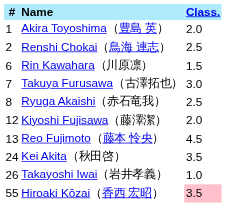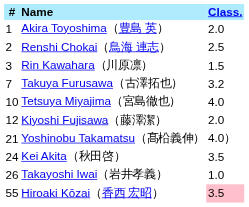(9, 65) 6 -> (9, 65) 3
(194, 84) 3.0 -> (216, 84) 3.2
- row: (93, 101)
+ row: (101, 101)
- row: (93, 138)
+ row: (113, 138)
